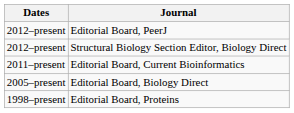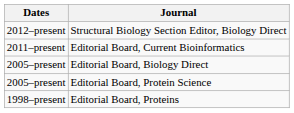- row: (119, 30)
+ row: (141, 82)
